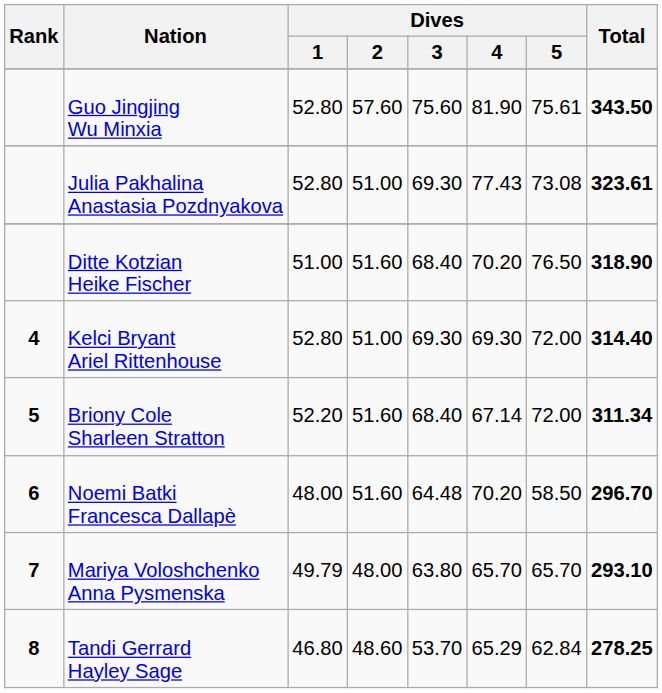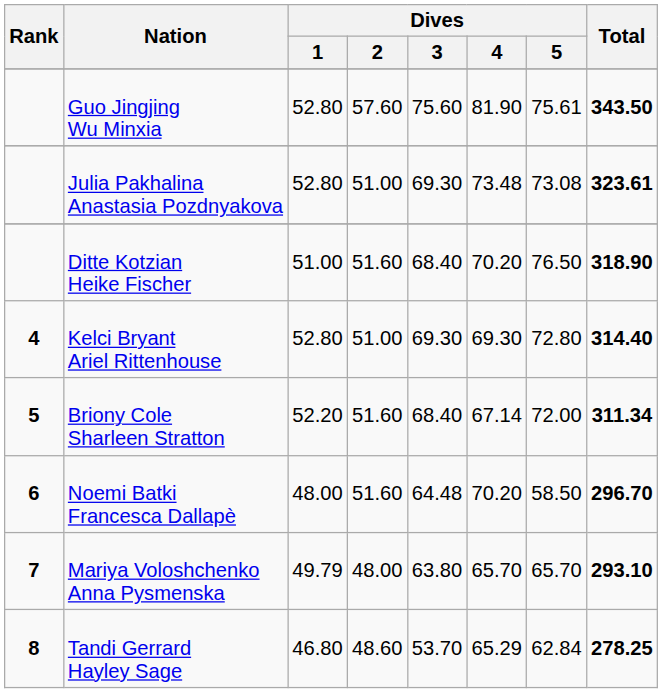(497, 184) 77.43 -> (497, 184) 73.48
(557, 339) 72.00 -> (557, 339) 72.80
